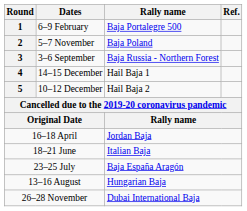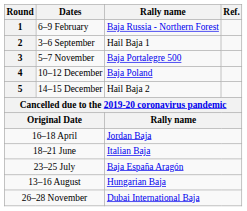(144, 27) Baja Portalegre 500 -> (163, 27) Baja Russia - Northern Forest
(66, 42) 5–7 November -> (66, 42) 3–6 September
(130, 42) Baja Poland -> (128, 42) Hail Baja 1
(66, 58) 3–6 September -> (66, 58) 5–7 November
(163, 58) Baja Russia - Northern Forest -> (144, 58) Baja Portalegre 500
(70, 73) 14–15 December -> (70, 73) 10–12 December
(128, 73) Hail Baja 1 -> (130, 73) Baja Poland
(70, 89) 10–12 December -> (70, 89) 14–15 December
